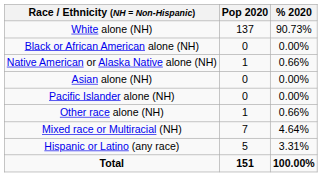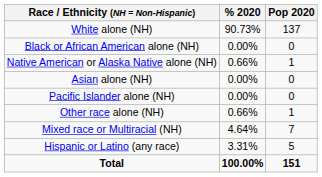columns swapped: (245, 12) <-> (294, 12)
